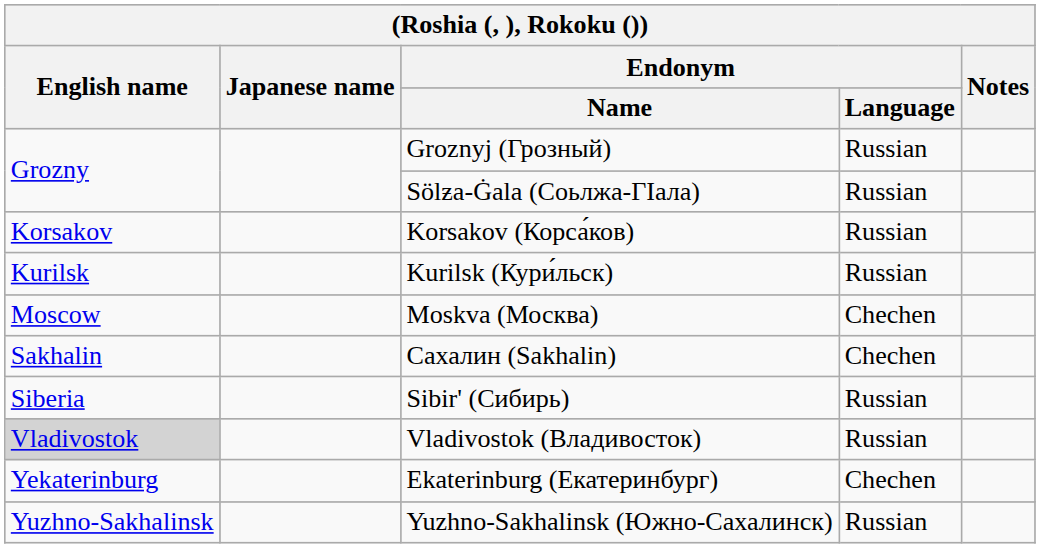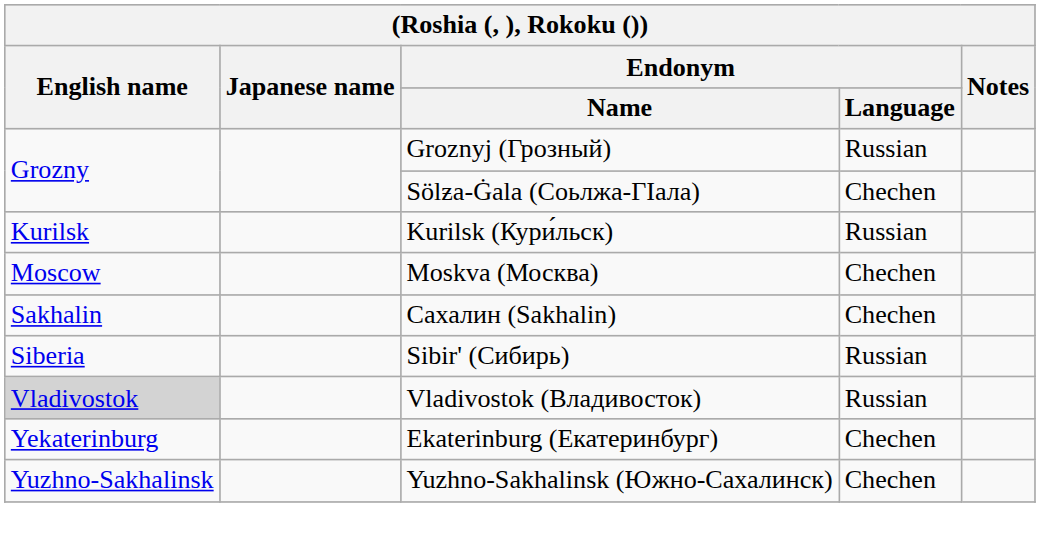(886, 190) Russian -> (890, 190) Chechen
- row: (520, 231)
(886, 521) Russian -> (890, 480) Chechen
